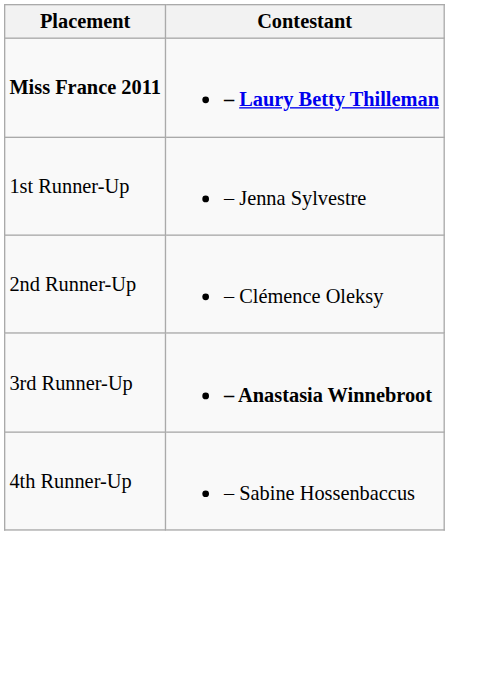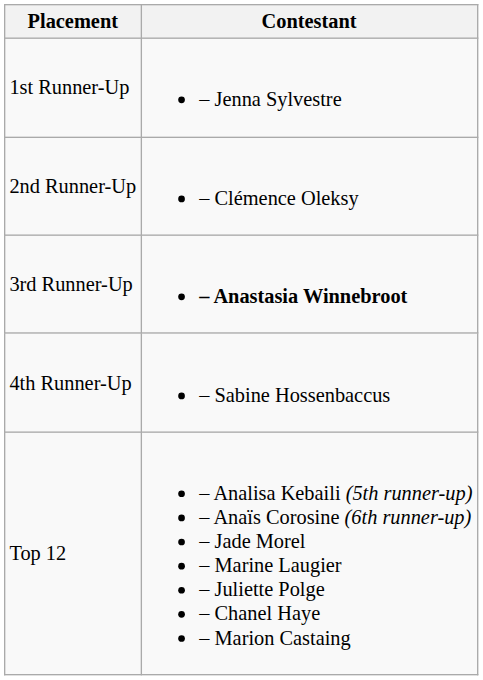- row: (85, 87)
+ row: (38, 553)
